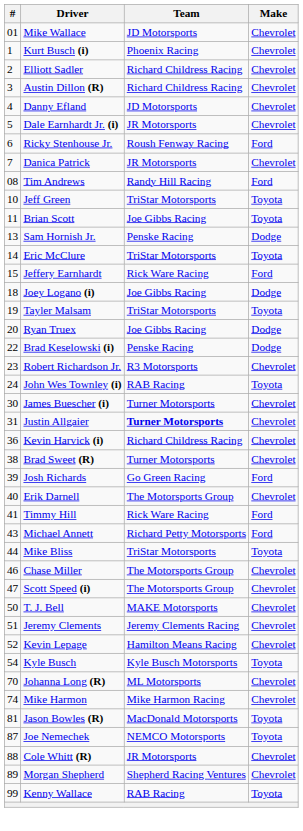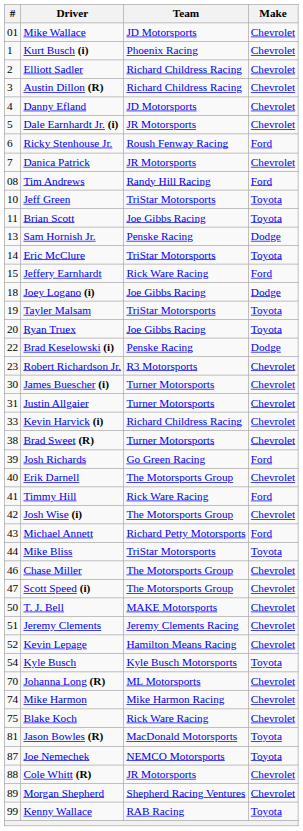(266, 329) Dodge -> (266, 329) Toyota
- row: (73, 384)
(175, 421) bold -> (170, 403) normal
(13, 440) 36 -> (13, 421) 33
+ row: (53, 514)
+ row: (50, 718)
